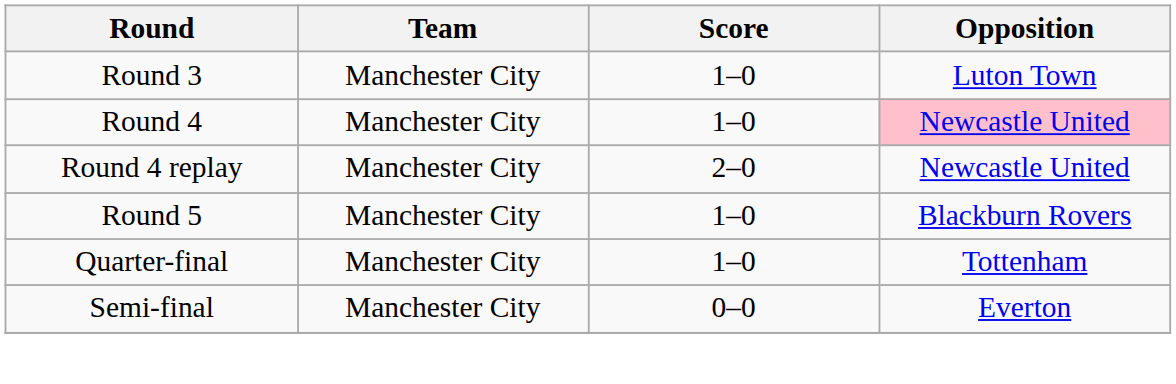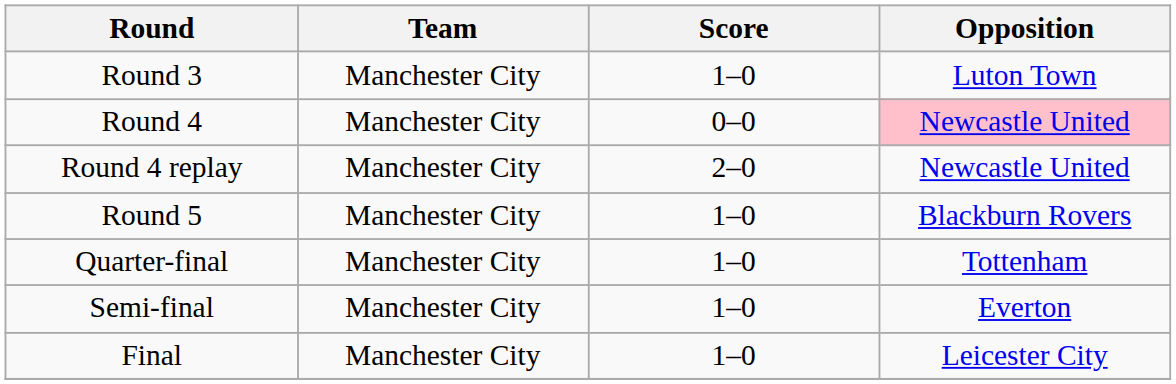(734, 121) 1–0 -> (734, 121) 0–0
(734, 308) 0–0 -> (734, 308) 1–0
+ row: (152, 355)
